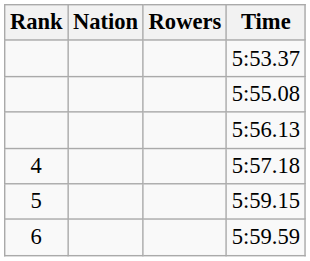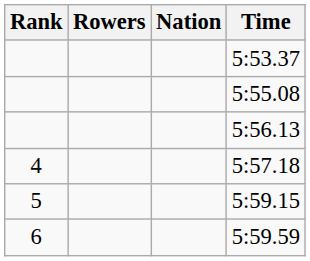columns swapped: (185, 22) <-> (106, 22)
